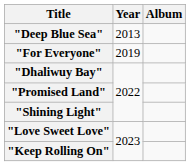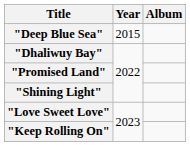(128, 33) 2013 -> (128, 33) 2015
- row: (59, 53)
